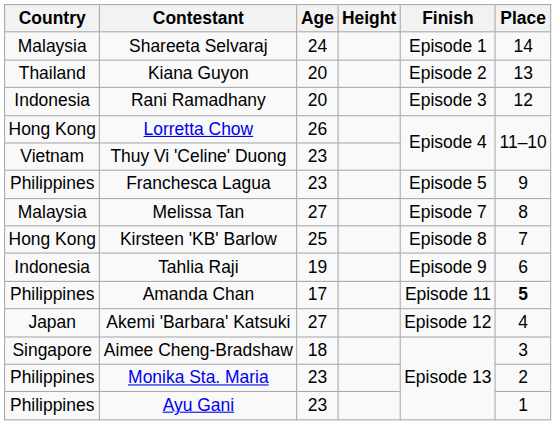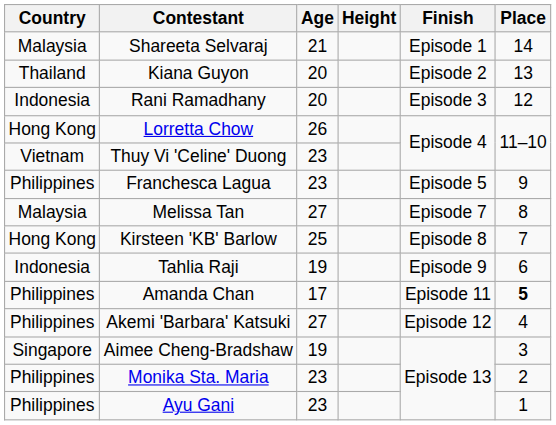(317, 45) 24 -> (317, 45) 21
(52, 322) Japan -> (52, 322) Philippines
(317, 350) 18 -> (317, 350) 19
